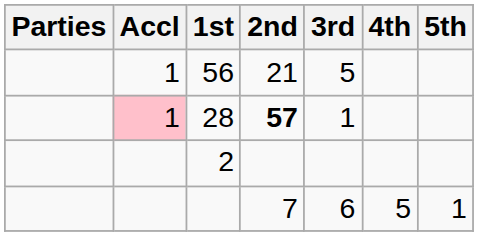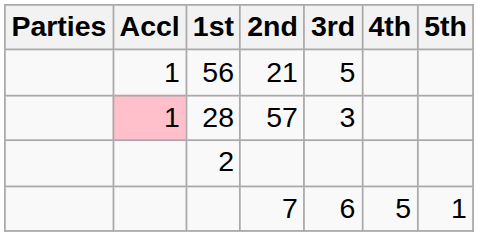(282, 117) bold -> (282, 117) normal
(347, 117) 1 -> (347, 117) 3
